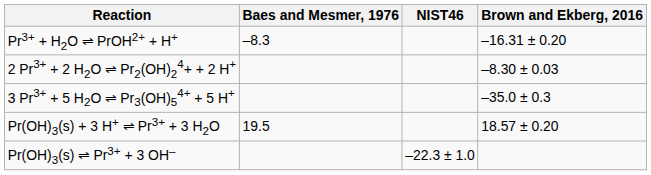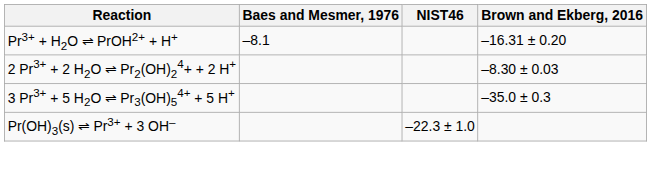(256, 40) –8.3 -> (256, 40) –8.1
- row: (114, 127)
